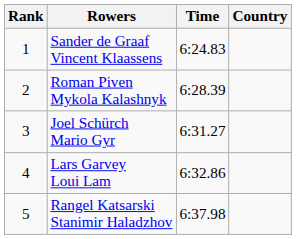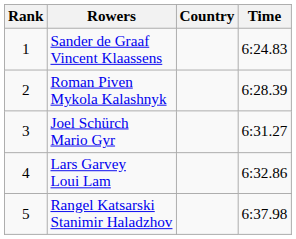columns swapped: (260, 16) <-> (202, 16)
